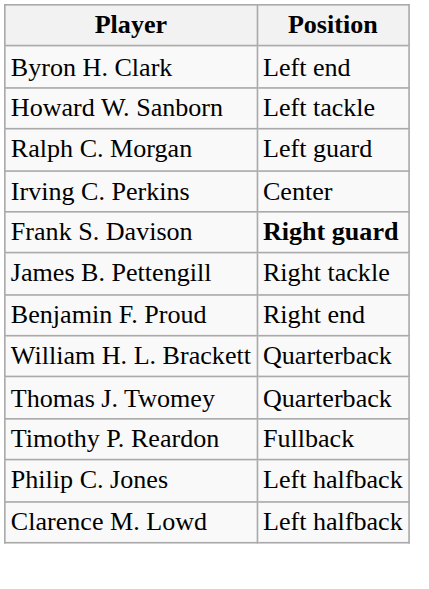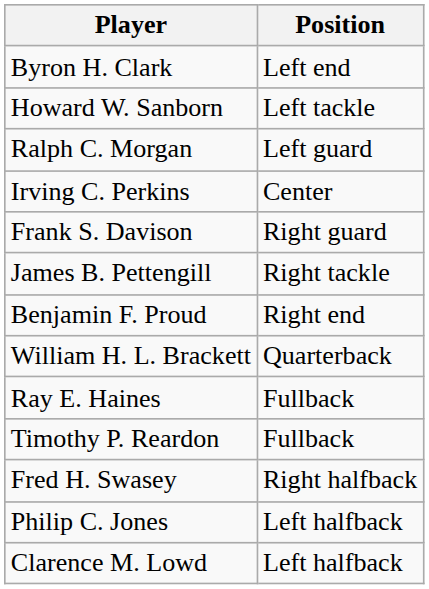(331, 231) bold -> (325, 231) normal
- row: (113, 397)
+ row: (86, 397)
+ row: (94, 480)
